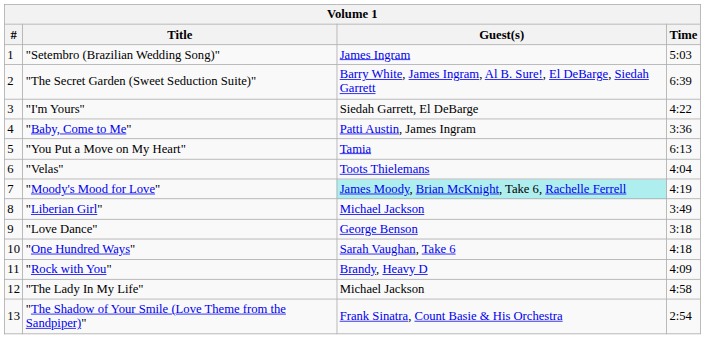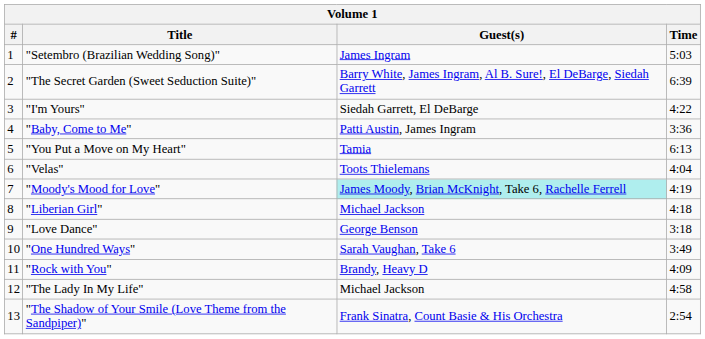(681, 209) 3:49 -> (681, 209) 4:18
(681, 249) 4:18 -> (681, 249) 3:49
